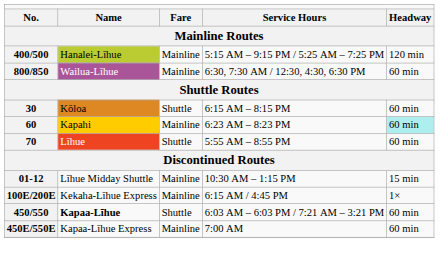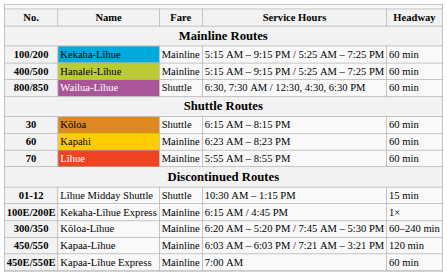+ row: (31, 54)
(407, 54) 120 min -> (404, 71) 60 min
(181, 71) Mainline -> (177, 88) Shuttle
(404, 125) paleturquoise background -> (404, 141) no background
(177, 141) Shuttle -> (181, 158) Mainline
(181, 178) Mainline -> (177, 195) Shuttle
+ row: (31, 229)
(90, 212) bold -> (88, 245) normal
(177, 212) Shuttle -> (181, 245) Mainline
(404, 212) 60 min -> (407, 245) 120 min
